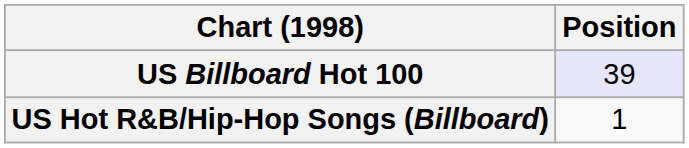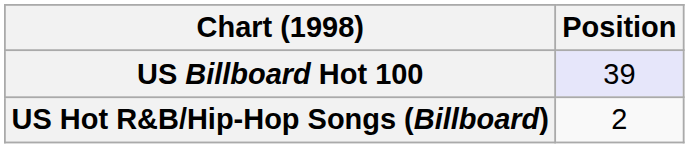(619, 119) 1 -> (619, 119) 2
